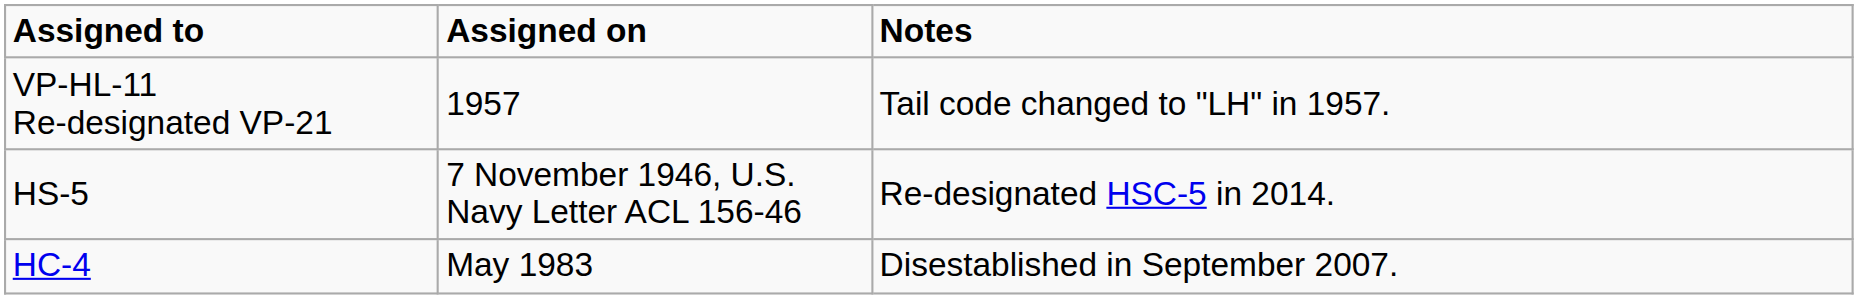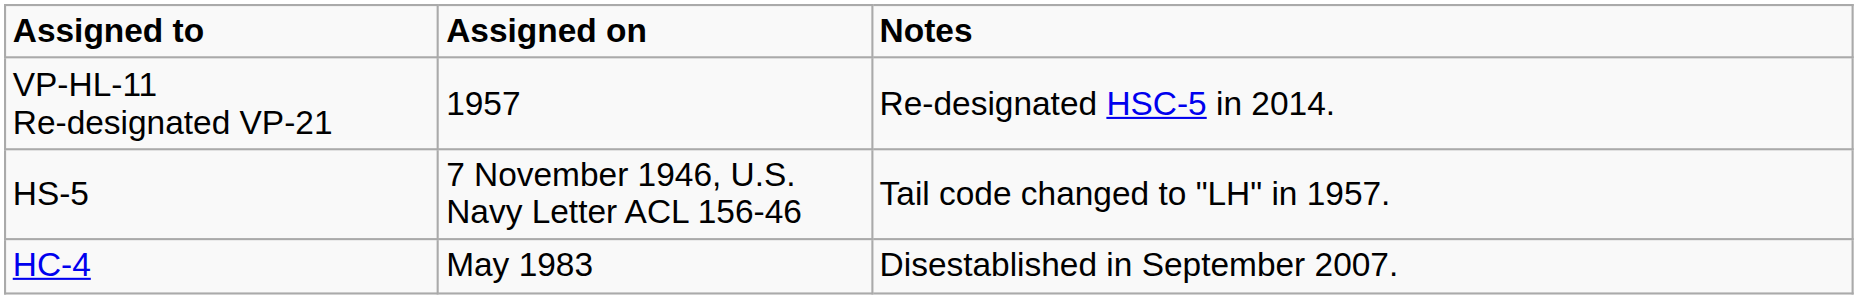(1135, 102) Tail code changed to "LH" in 1957. -> (1107, 102) Re-designated HSC-5 in 2014.
(1107, 193) Re-designated HSC-5 in 2014. -> (1135, 193) Tail code changed to "LH" in 1957.
